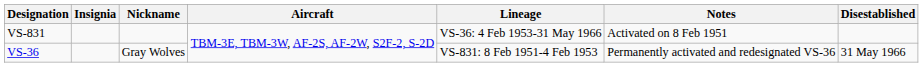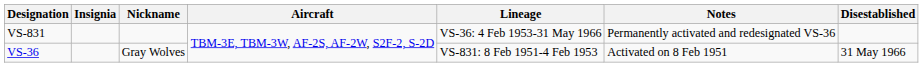(667, 33) Activated on 8 Feb 1951 -> (721, 33) Permanently activated and redesignated VS-36
(721, 52) Permanently activated and redesignated VS-36 -> (667, 52) Activated on 8 Feb 1951
